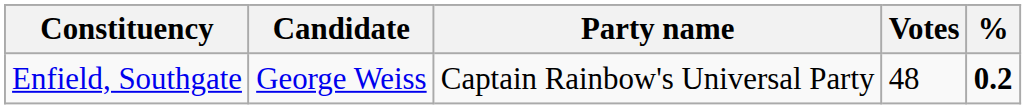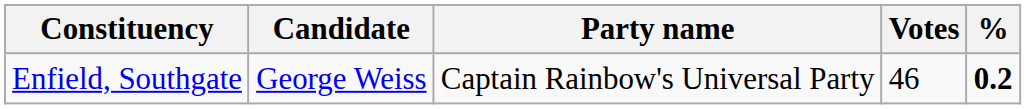(904, 77) 48 -> (904, 77) 46
